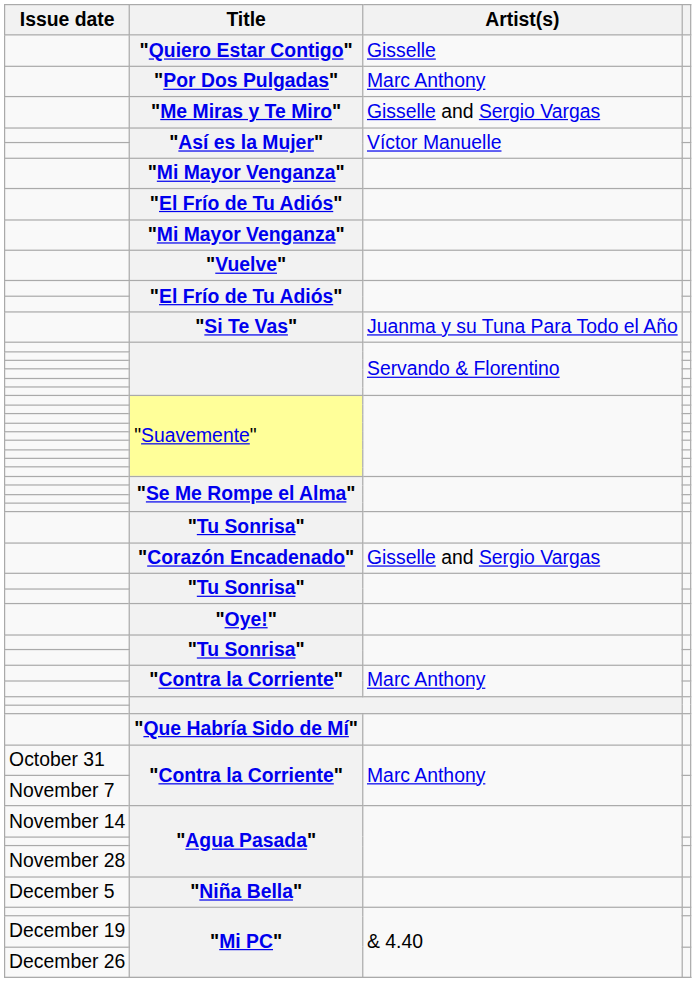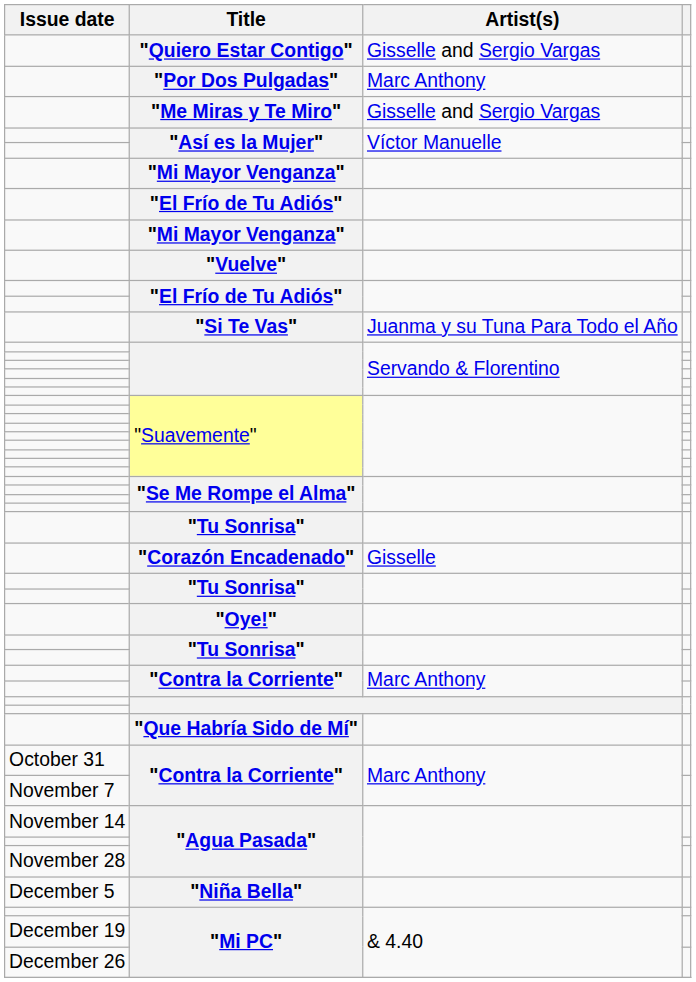(401, 50) Gisselle -> (484, 50) Gisselle and Sergio Vargas
(484, 557) Gisselle and Sergio Vargas -> (401, 557) Gisselle
